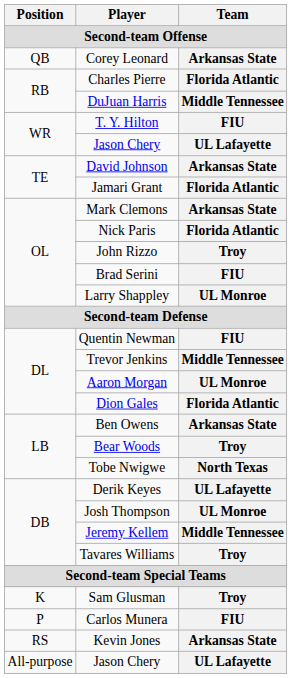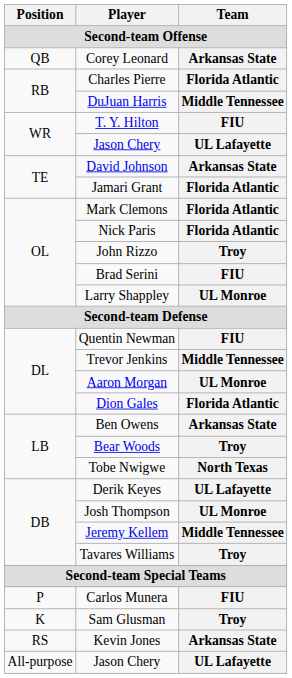(233, 209) Arkansas State -> (233, 209) Florida Atlantic
rows swapped: (40, 597) <-> (40, 619)
